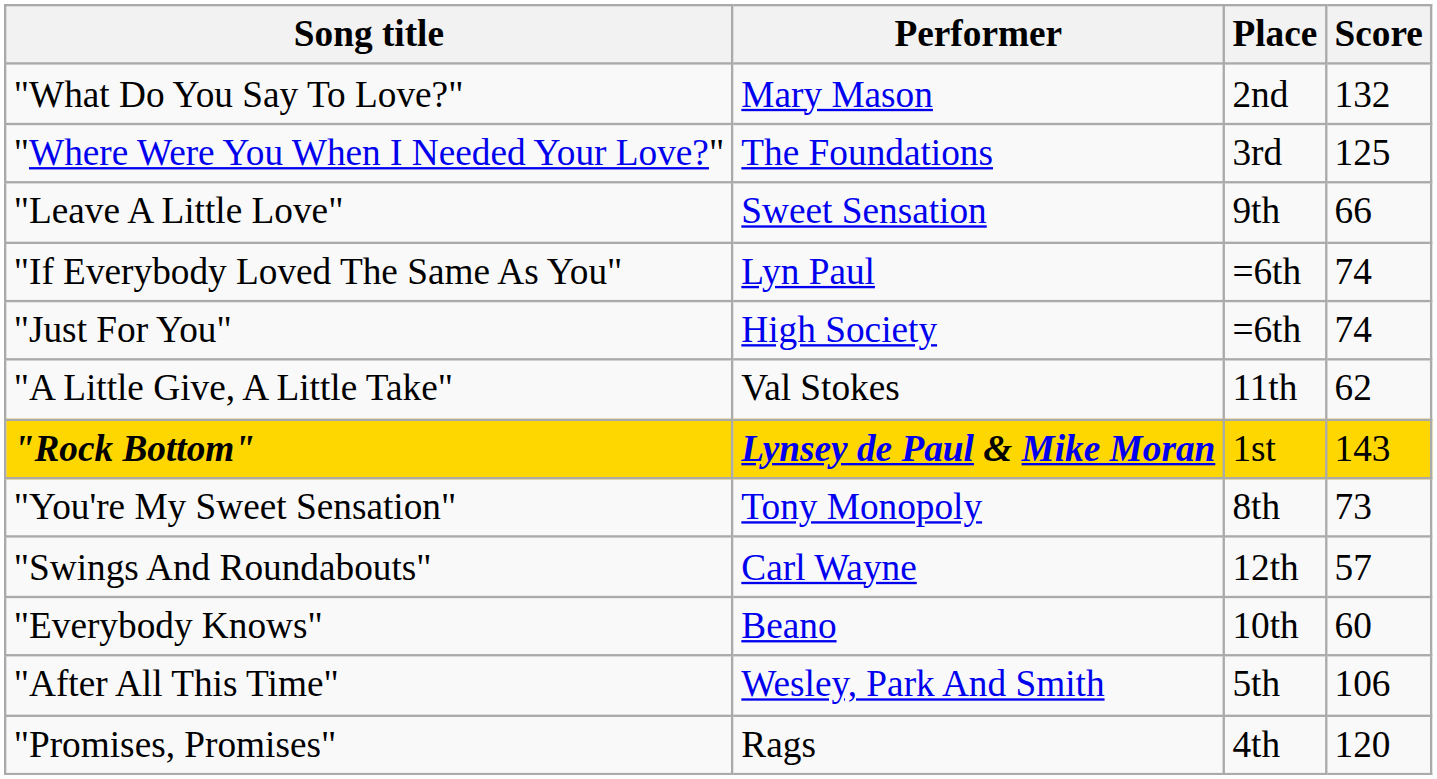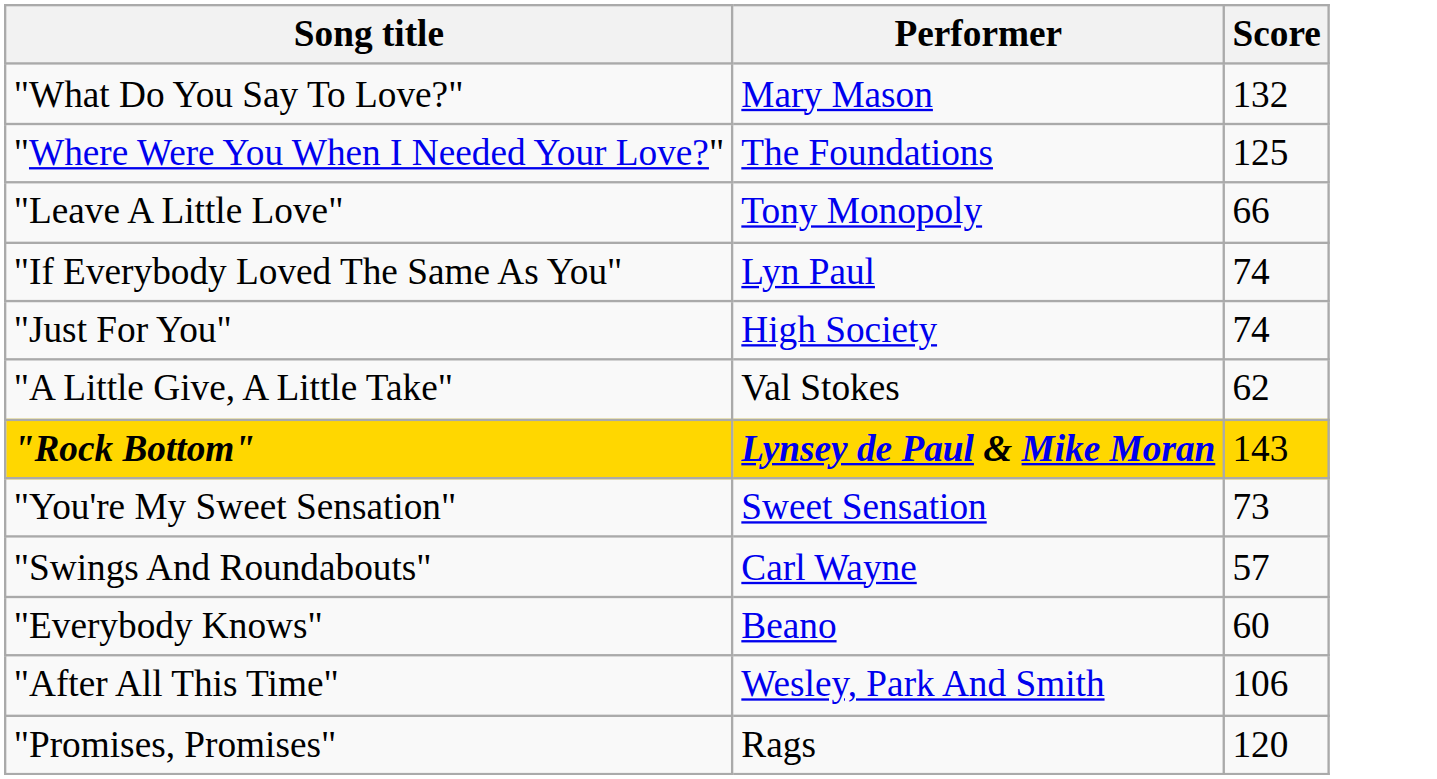- column: (1275, 34)
(864, 211) Sweet Sensation -> (862, 211) Tony Monopoly
(862, 507) Tony Monopoly -> (864, 507) Sweet Sensation
